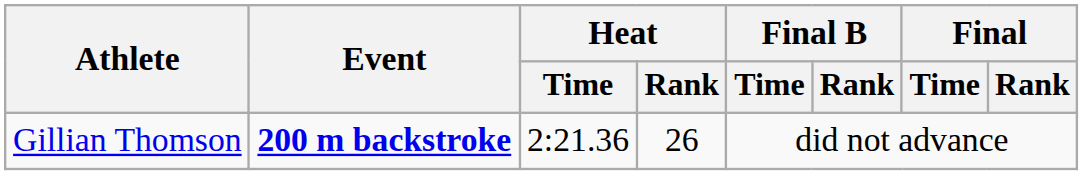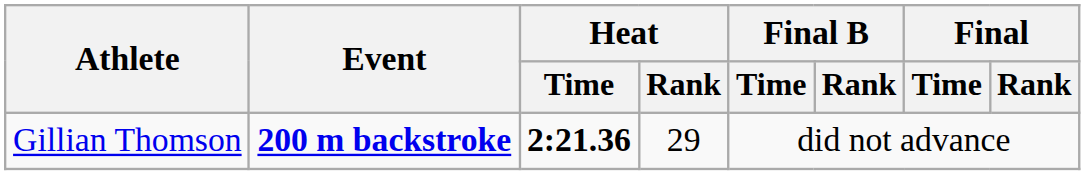(578, 140) normal -> (579, 140) bold
(682, 140) 26 -> (684, 140) 29
